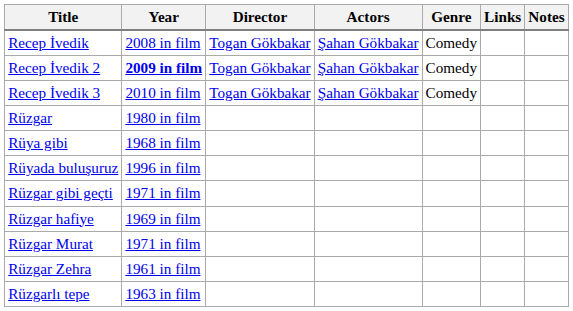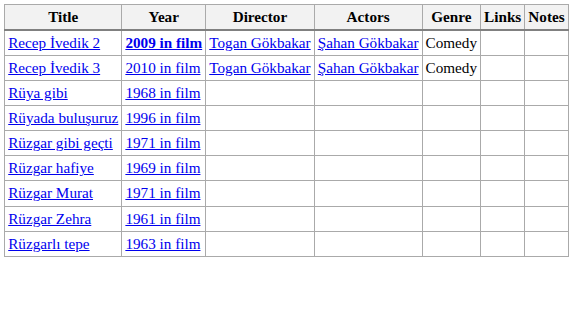- row: (48, 43)
- row: (30, 118)
